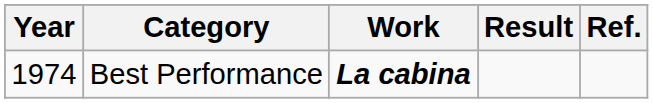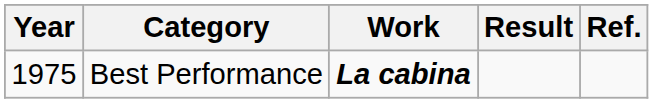(44, 73) 1974 -> (44, 73) 1975
